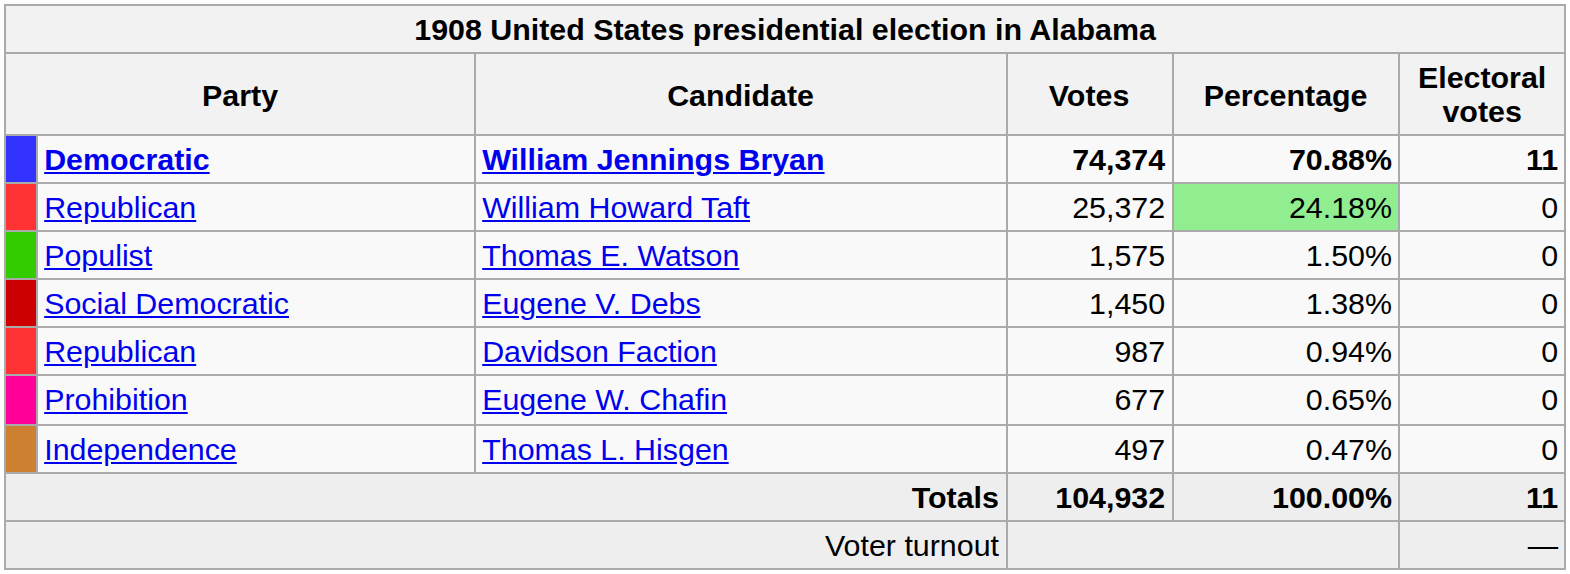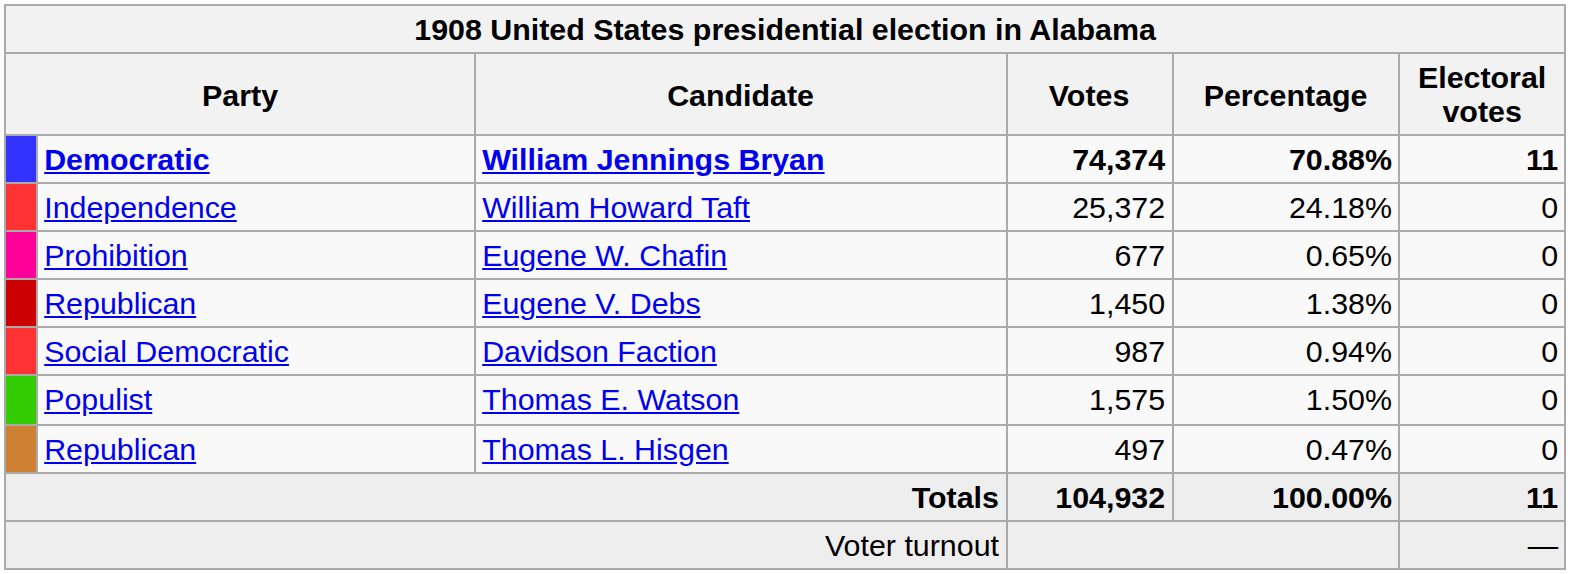(120, 208) Republican -> (140, 208) Independence
(1340, 208) lightgreen background -> (1340, 208) no background
rows swapped: (611, 256) <-> (605, 400)
(167, 304) Social Democratic -> (120, 304) Republican
(120, 352) Republican -> (167, 352) Social Democratic
(140, 448) Independence -> (120, 448) Republican
